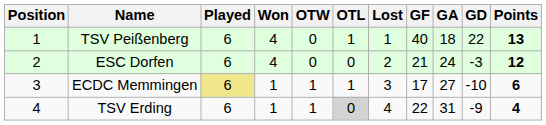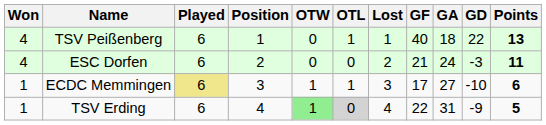columns swapped: (37, 16) <-> (273, 16)
(516, 62) 12 -> (516, 62) 11
(313, 108) no background -> (313, 108) lightgreen background
(516, 108) 4 -> (516, 108) 5
